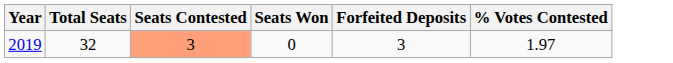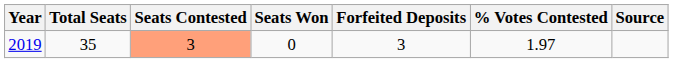+ column: (640, 17)
(88, 44) 32 -> (88, 44) 35
